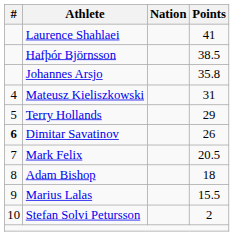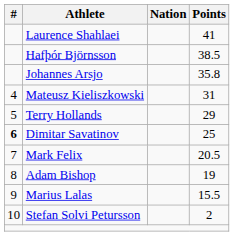(209, 134) 26 -> (209, 134) 25
(209, 174) 18 -> (209, 174) 19
